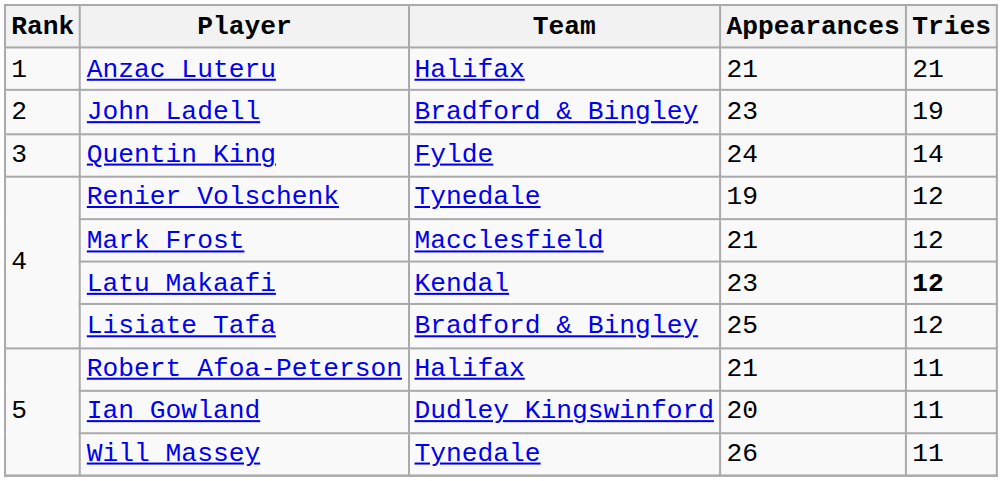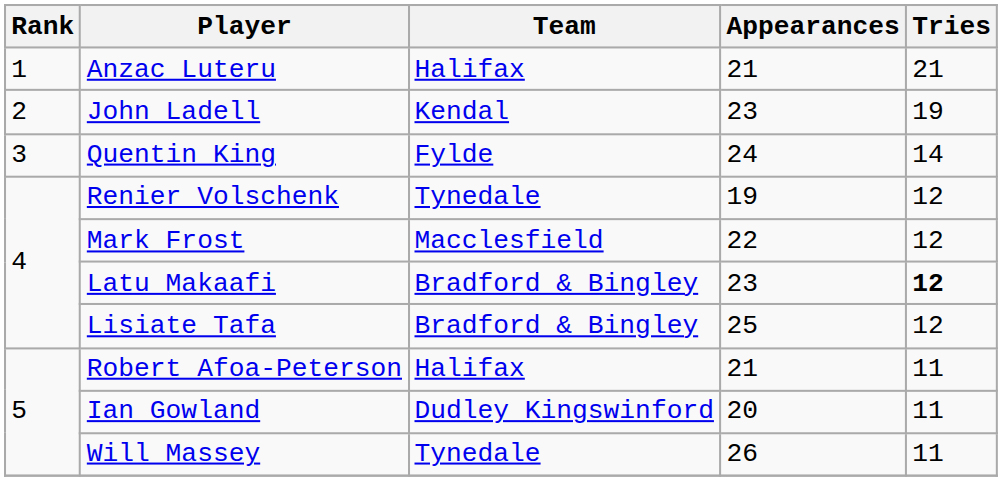(556, 112) Bradford & Bingley -> (462, 112) Kendal
(742, 240) 21 -> (742, 240) 22
(462, 283) Kendal -> (556, 283) Bradford & Bingley
